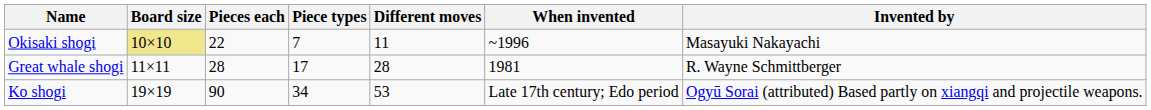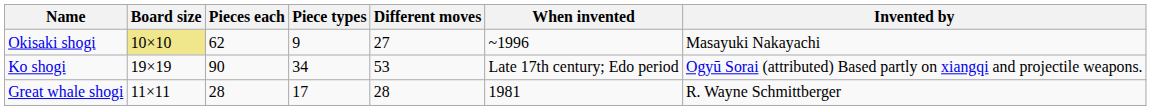(217, 42) 22 -> (217, 42) 62
(296, 42) 7 -> (296, 42) 9
(381, 42) 11 -> (382, 42) 27
rows swapped: (66, 67) <-> (37, 92)
